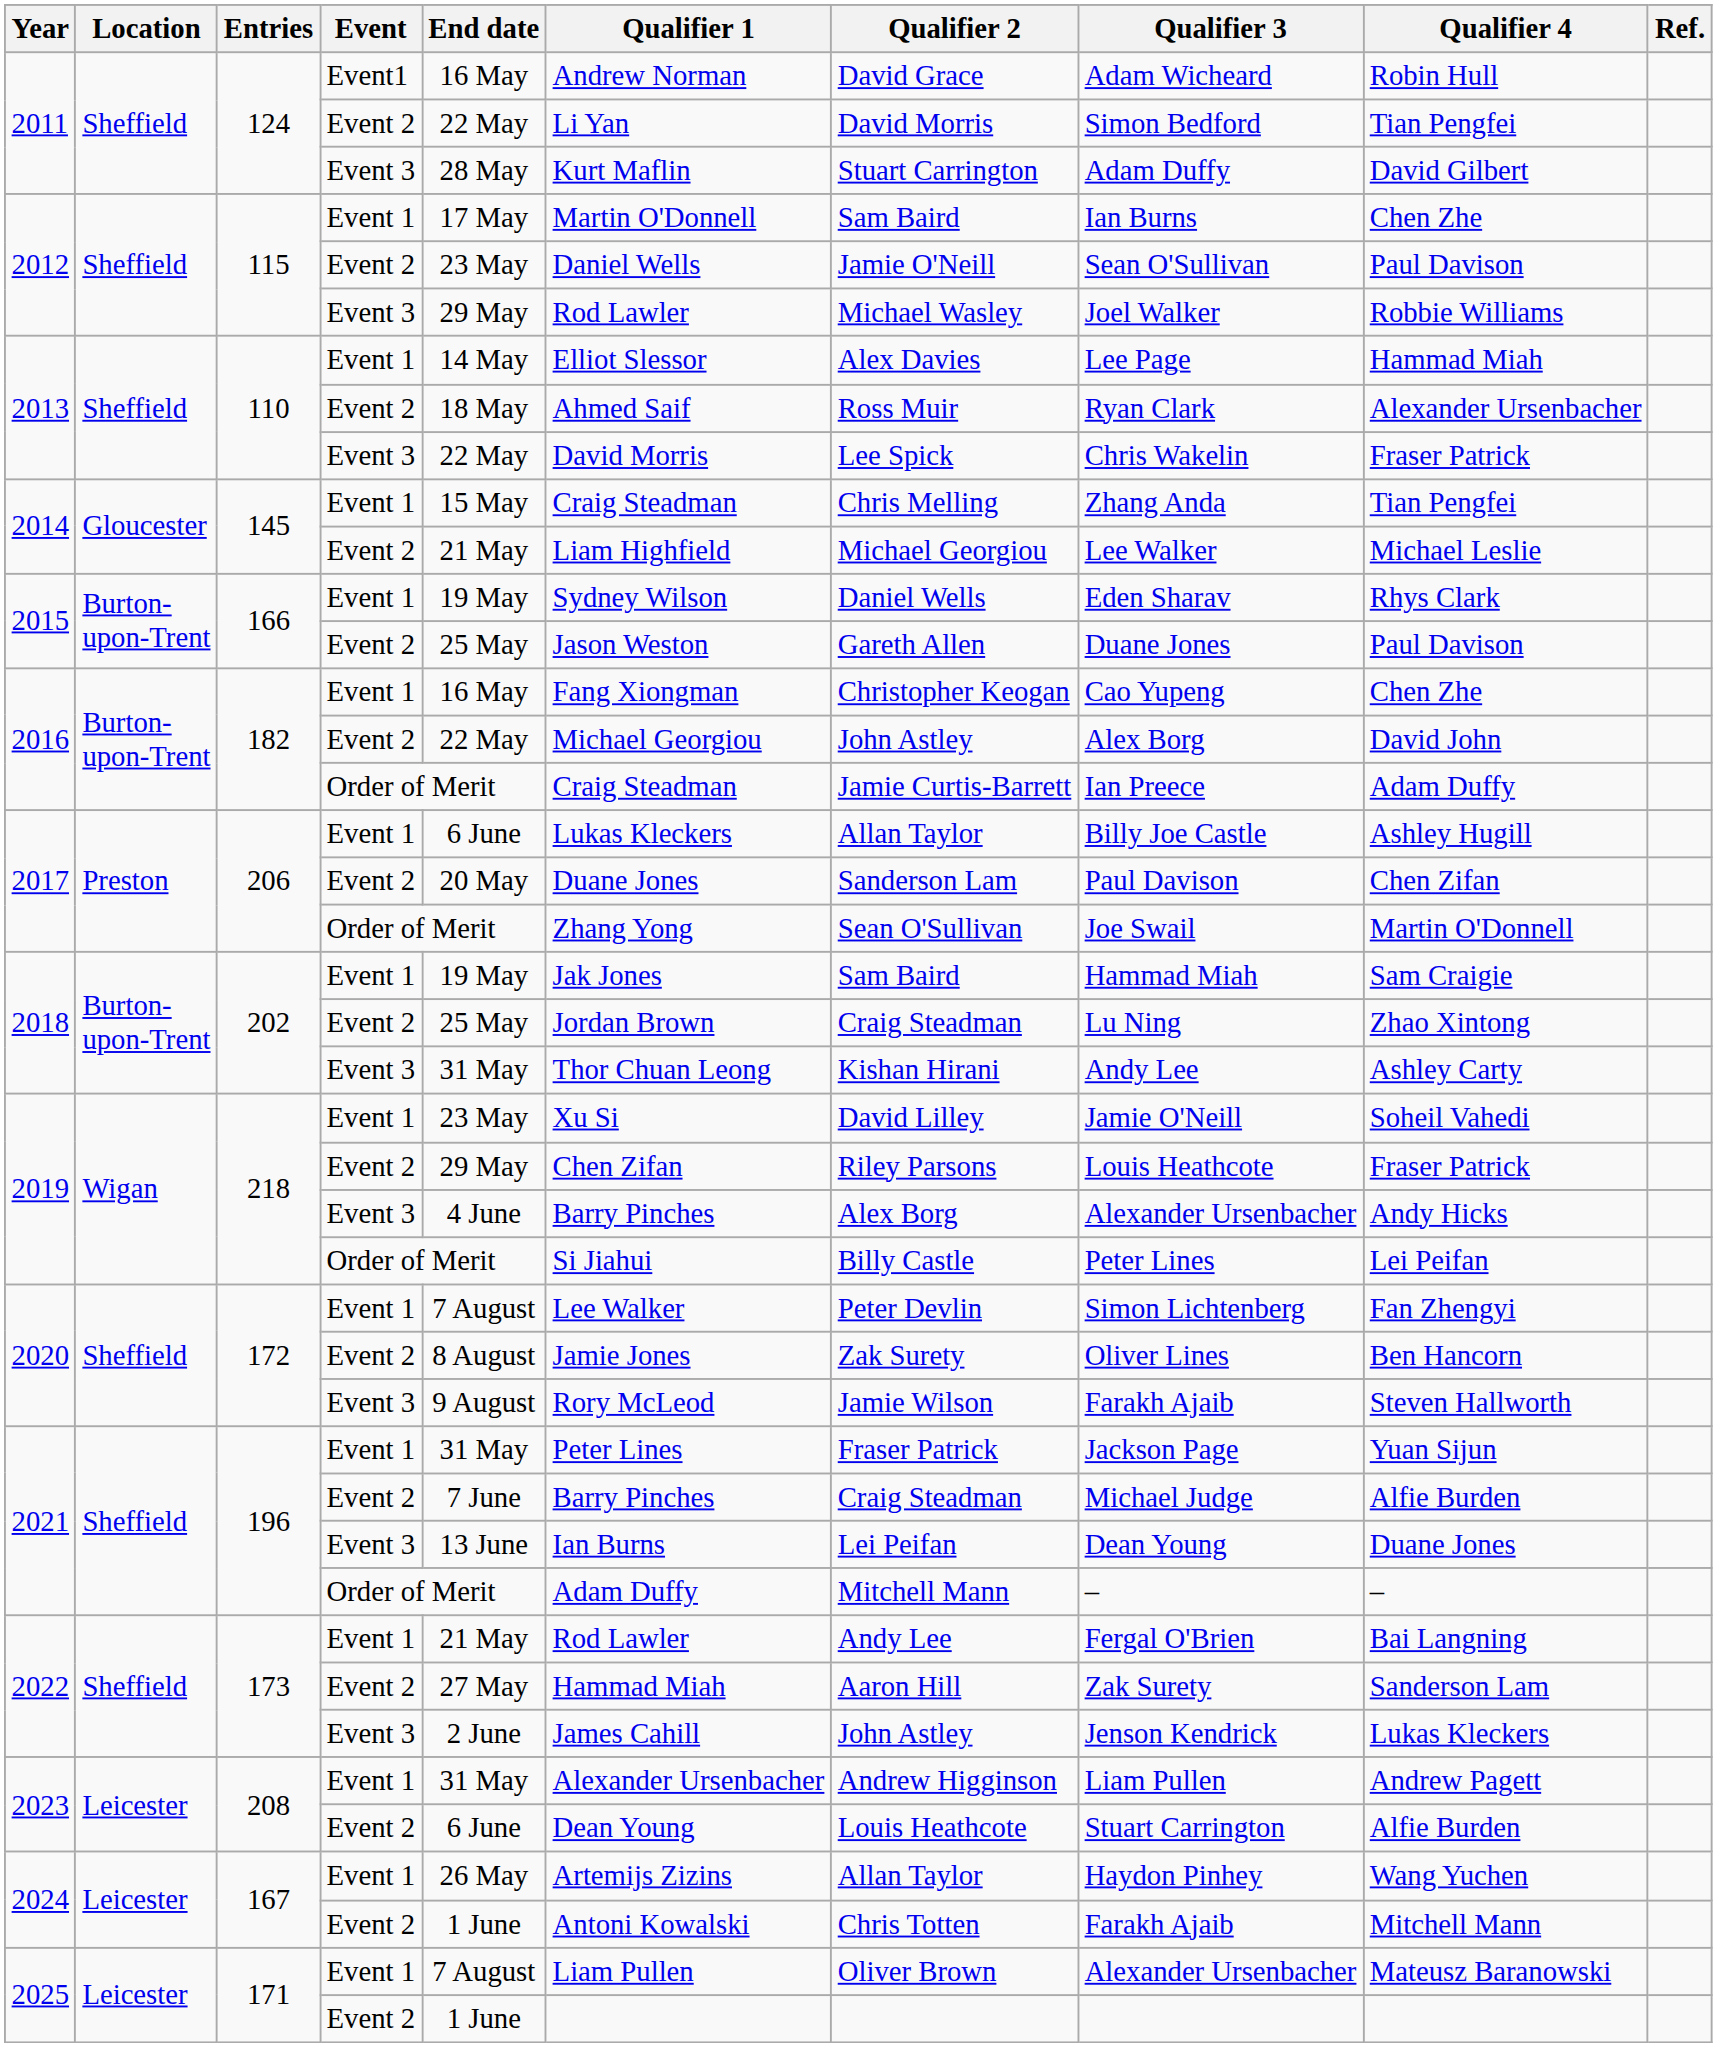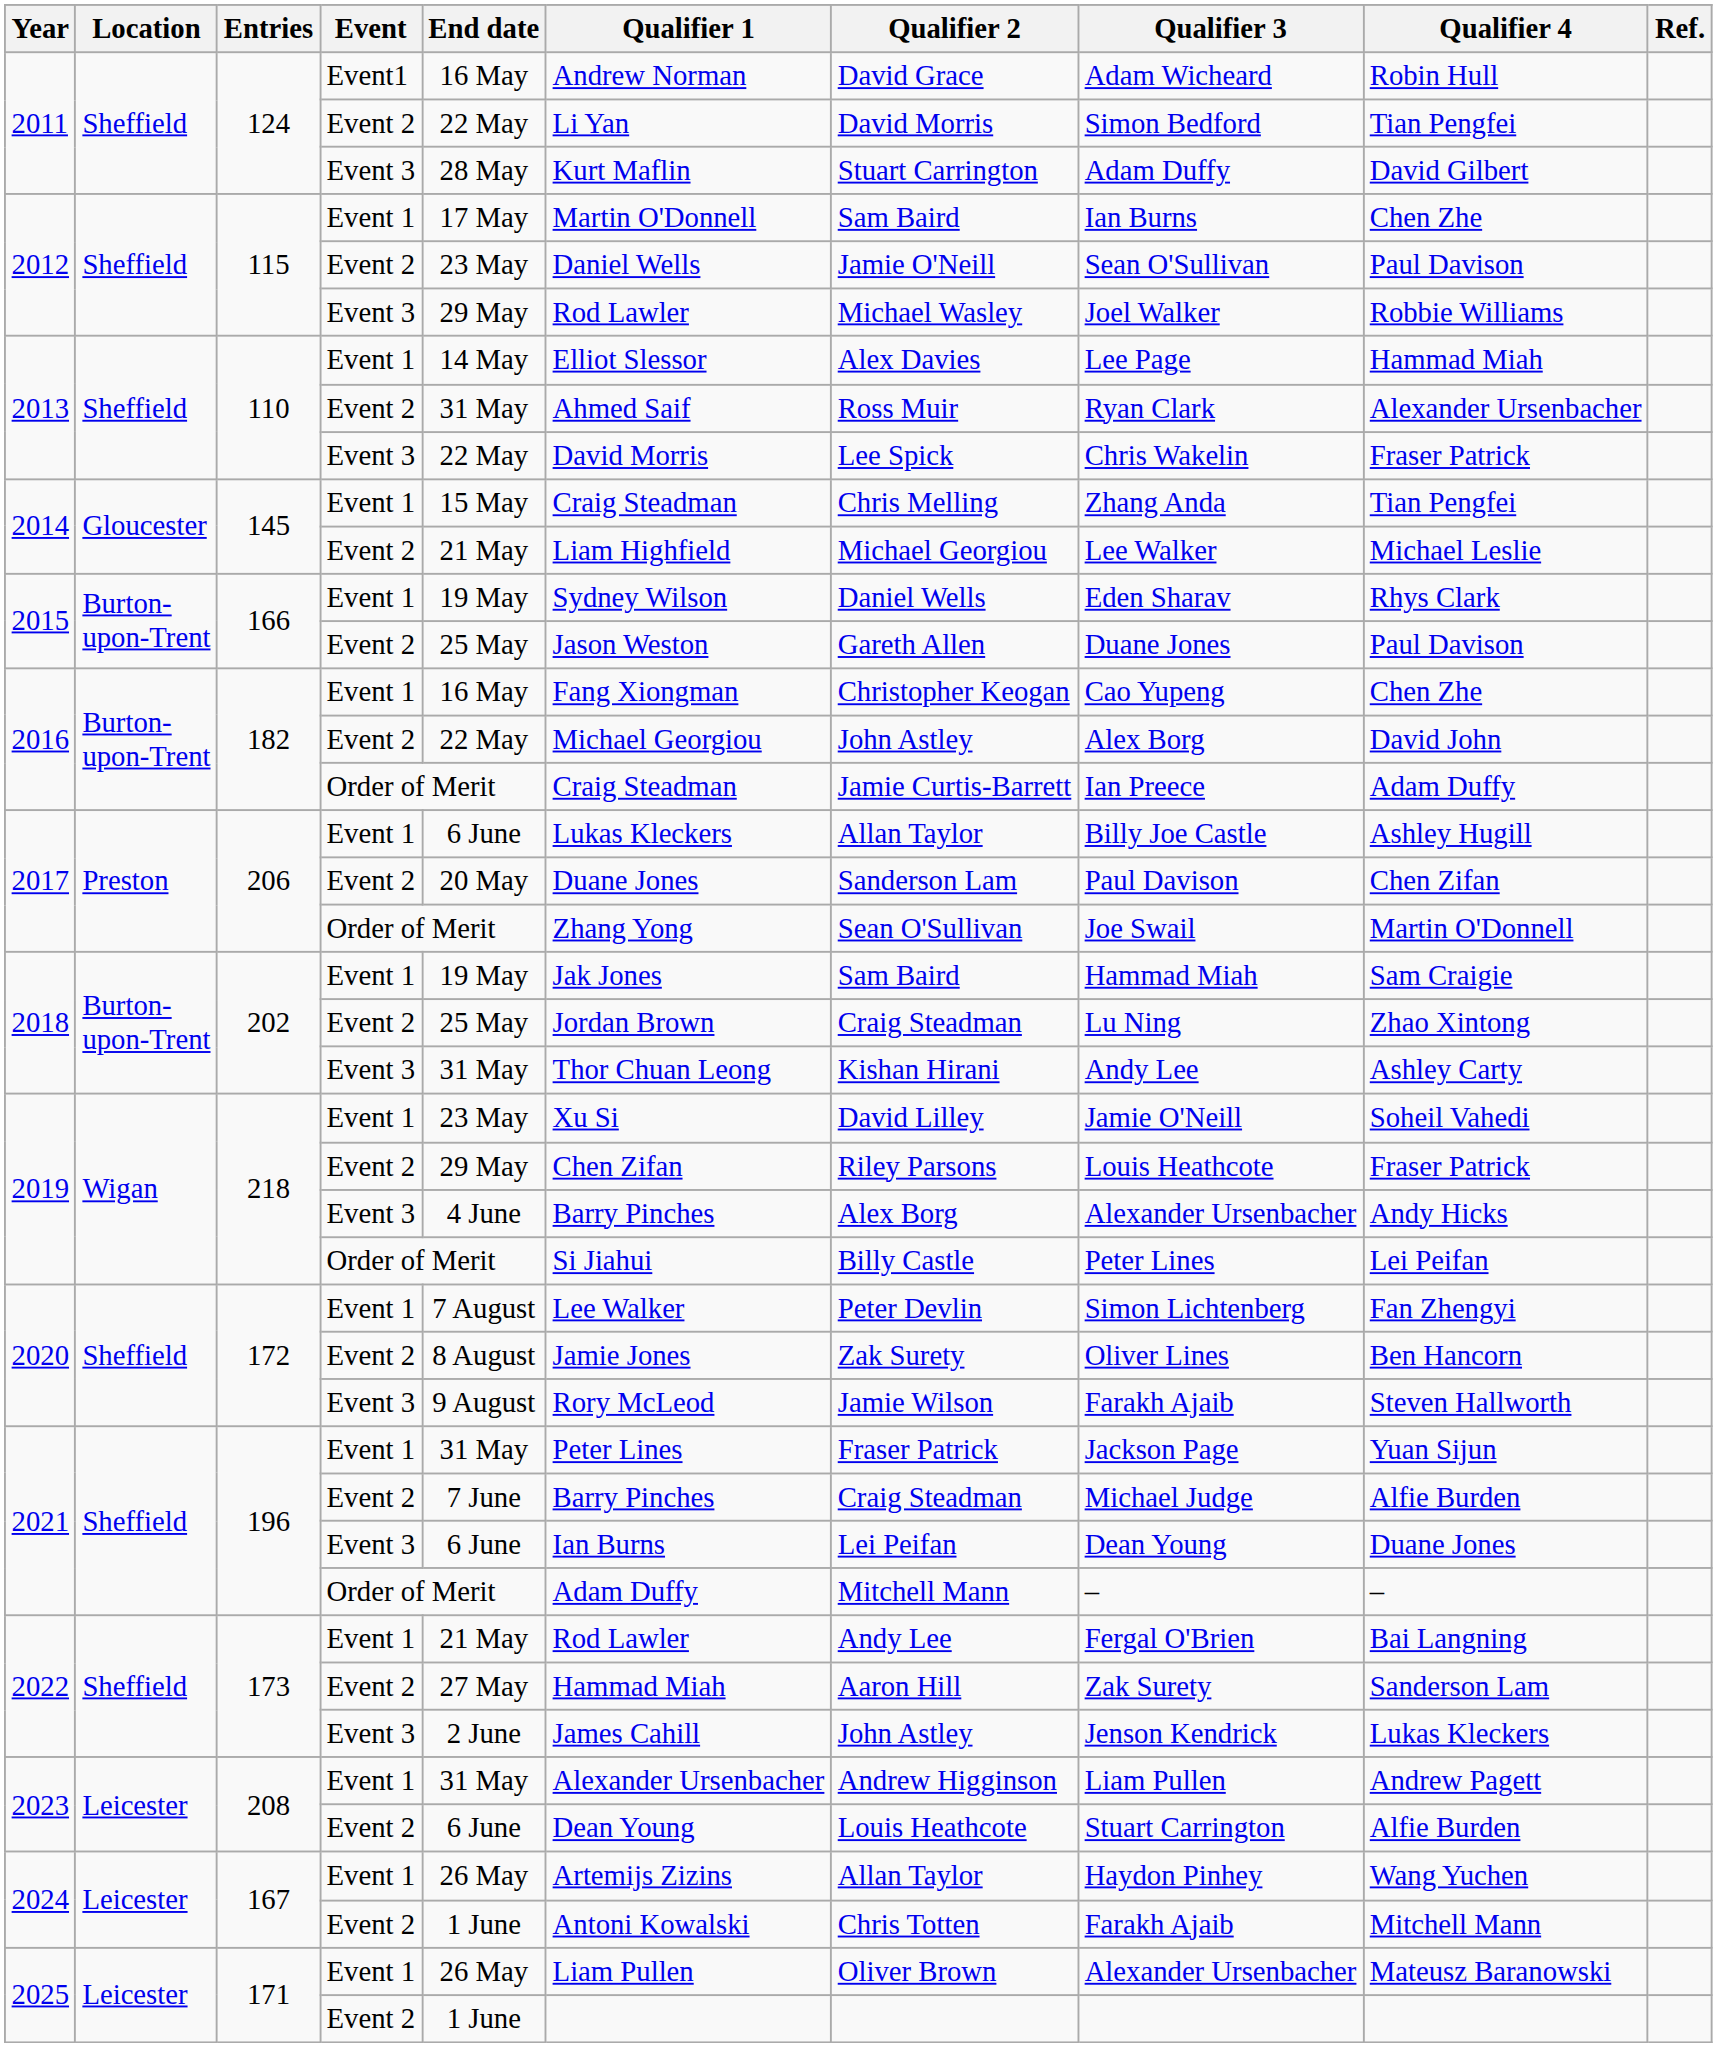(484, 407) 18 May -> (484, 407) 31 May
(484, 1544) 13 June -> (484, 1544) 6 June
(484, 1970) 7 August -> (484, 1970) 26 May
